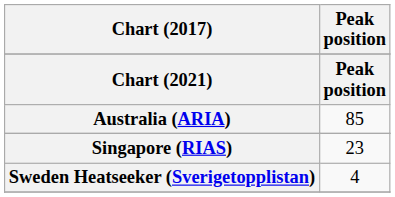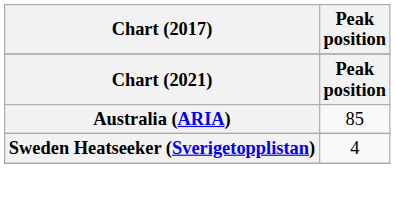- row: (162, 148)
